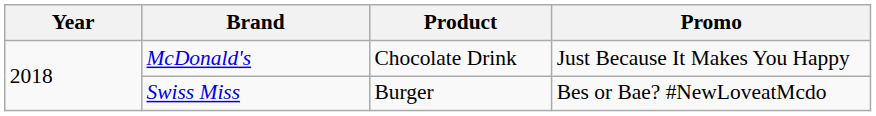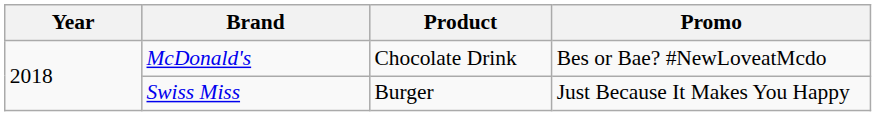(703, 57) Just Because It Makes You Happy -> (692, 57) Bes or Bae? #NewLoveatMcdo
(692, 93) Bes or Bae? #NewLoveatMcdo -> (703, 93) Just Because It Makes You Happy
